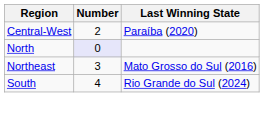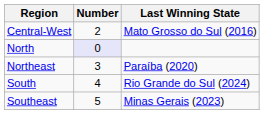(161, 31) Paraíba (2020) -> (190, 31) Mato Grosso do Sul (2016)
(190, 66) Mato Grosso do Sul (2016) -> (161, 66) Paraíba (2020)
+ row: (32, 101)
